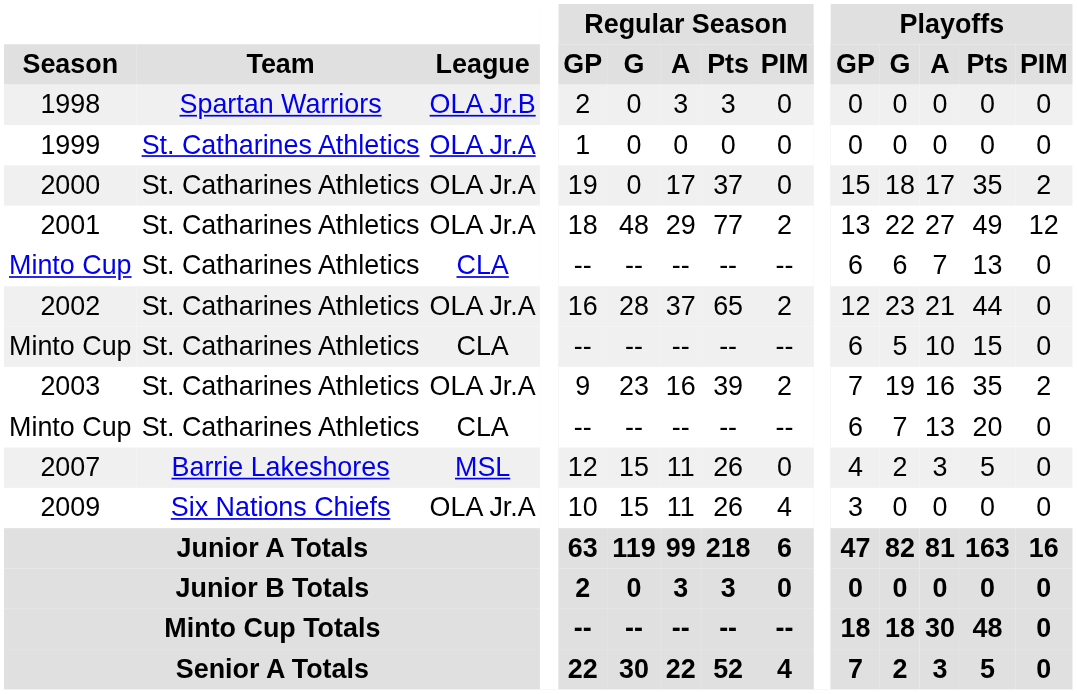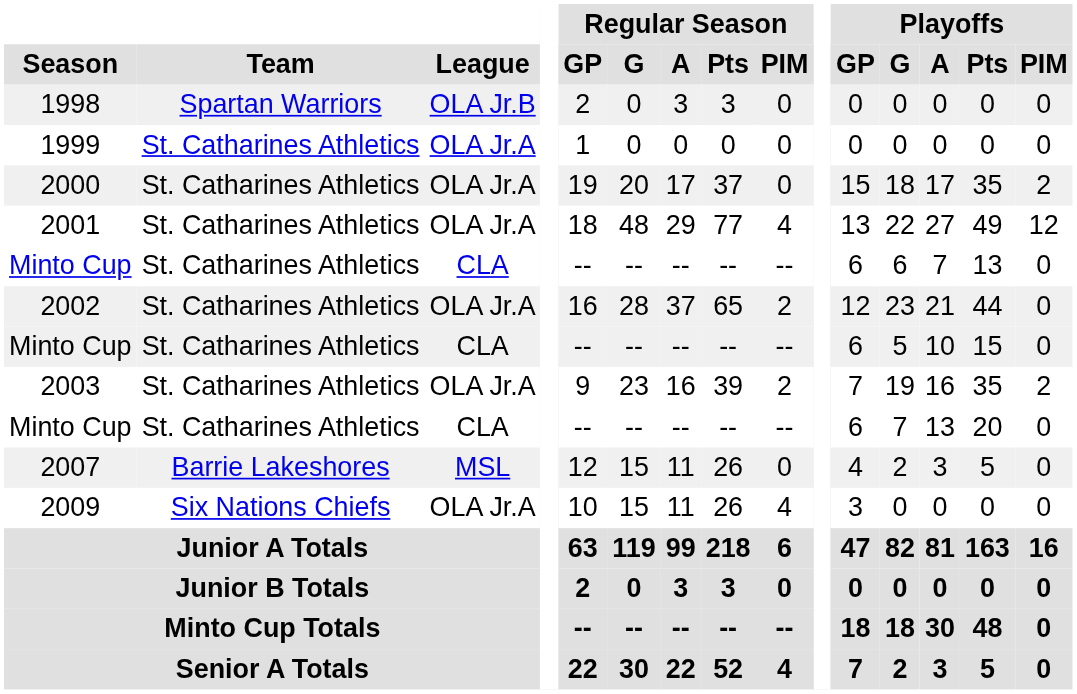(634, 185) 0 -> (634, 185) 20
(785, 225) 2 -> (785, 225) 4
